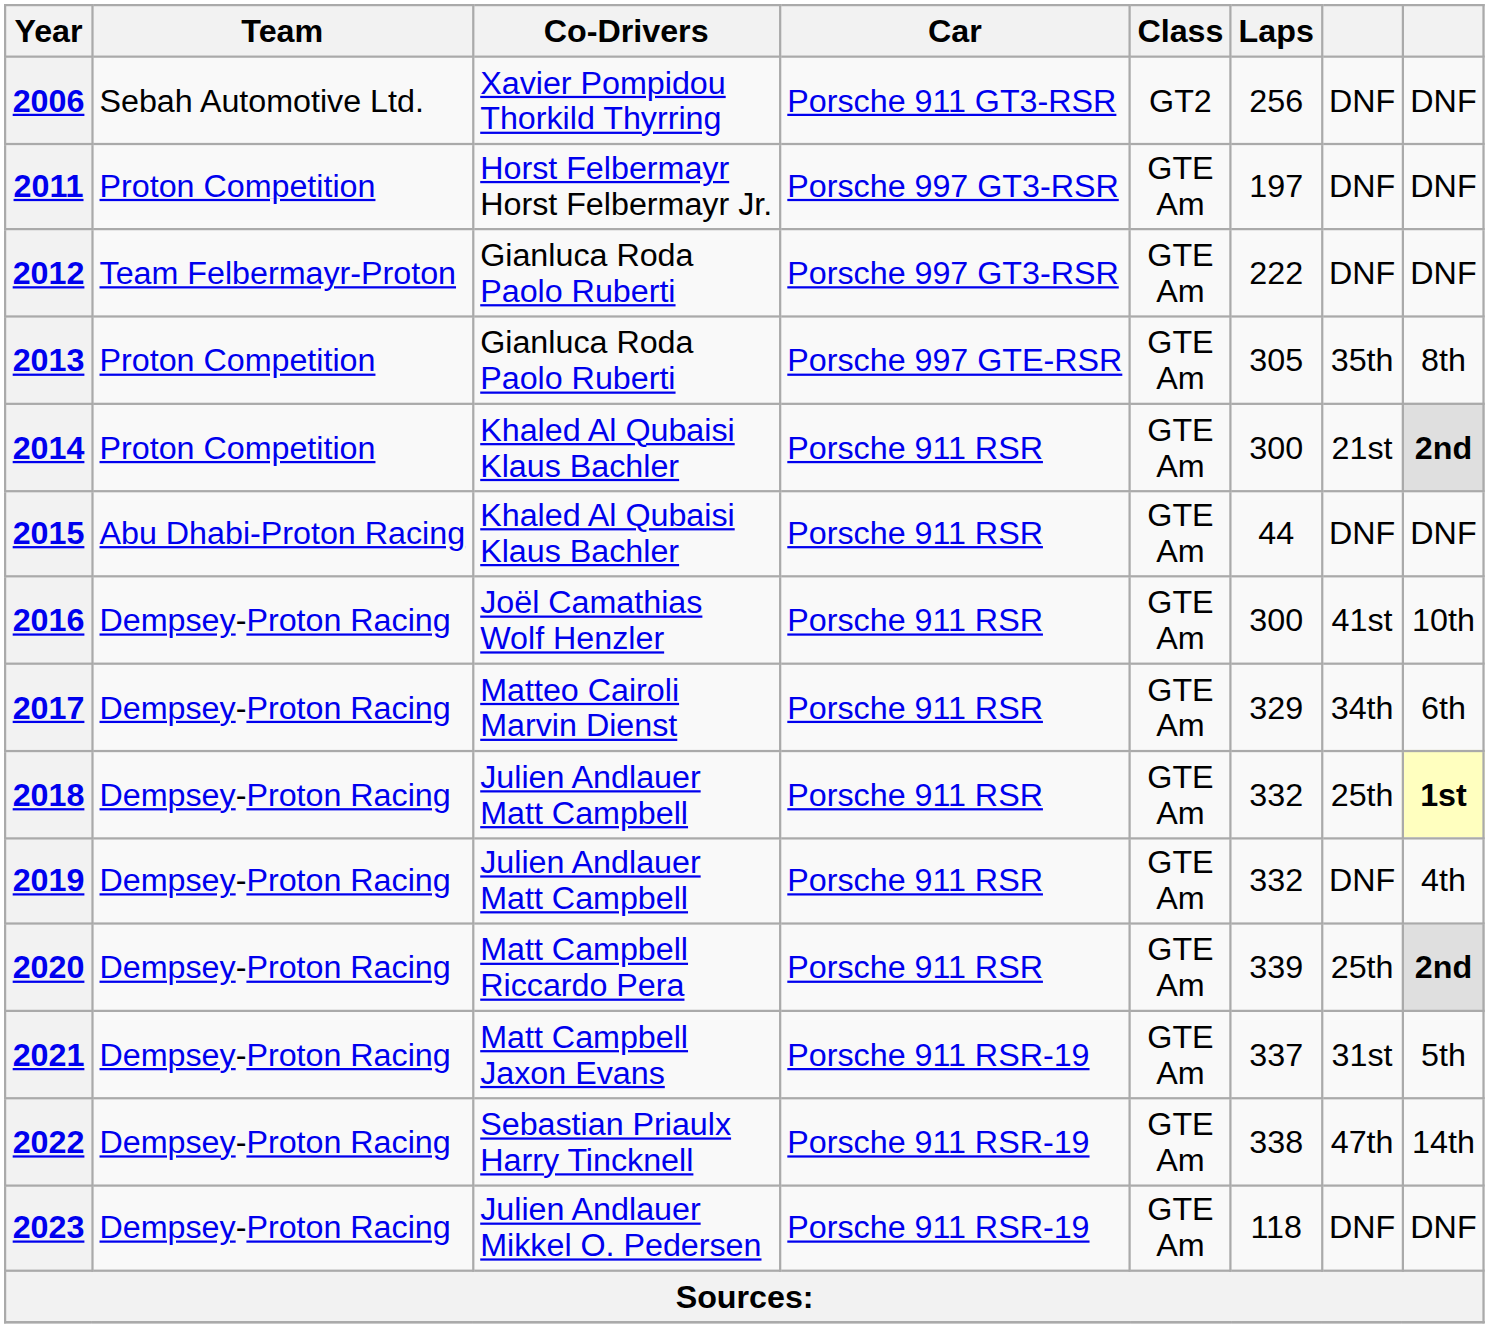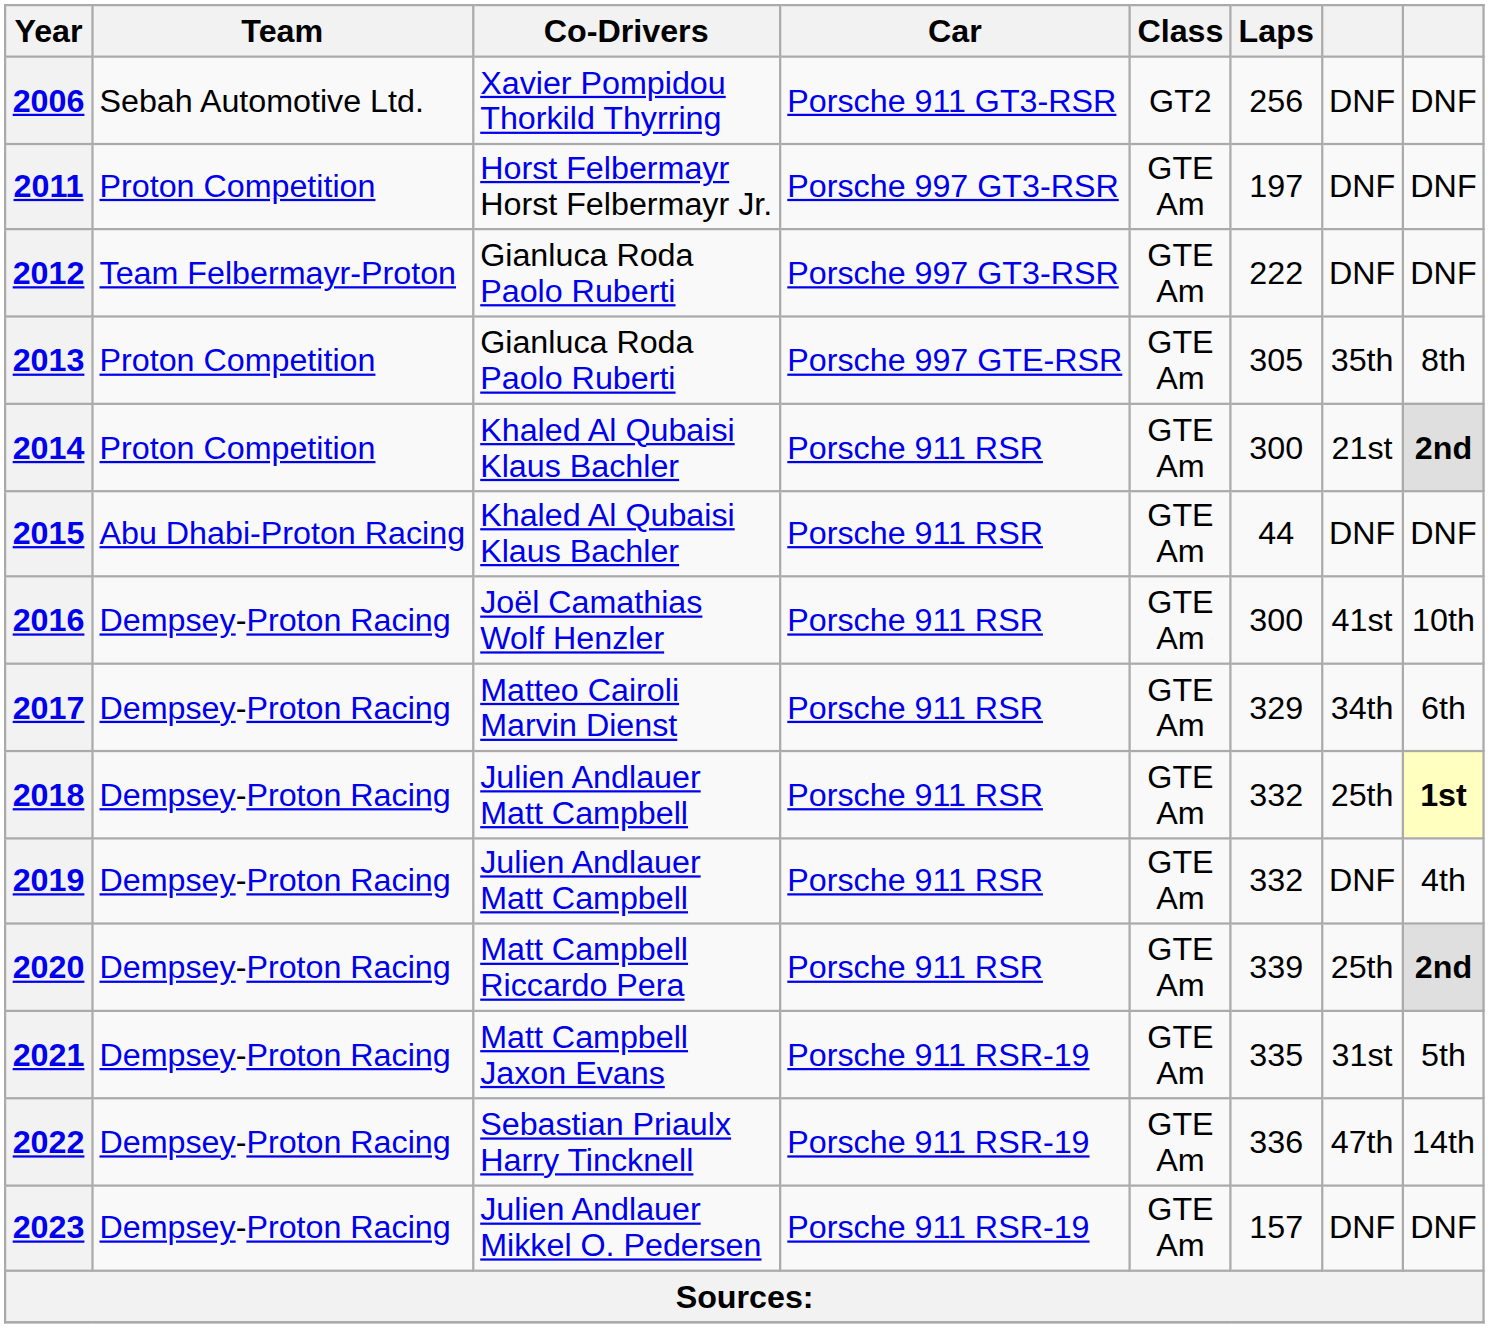(1276, 1055) 337 -> (1276, 1055) 335
(1276, 1141) 338 -> (1276, 1141) 336
(1276, 1228) 118 -> (1276, 1228) 157
